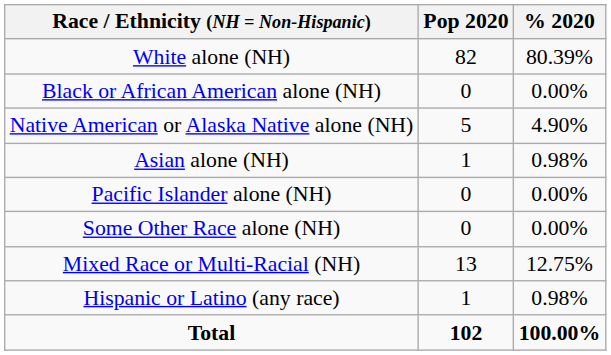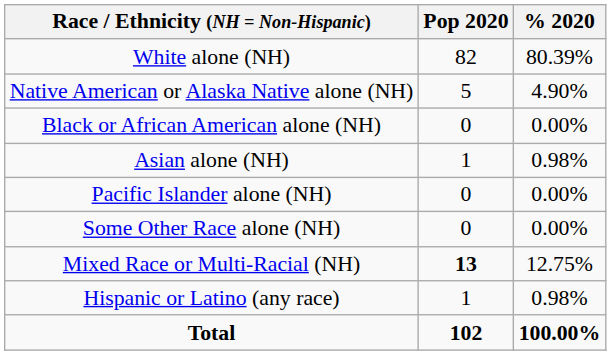rows swapped: (212, 90) <-> (212, 125)
(466, 263) normal -> (466, 263) bold
